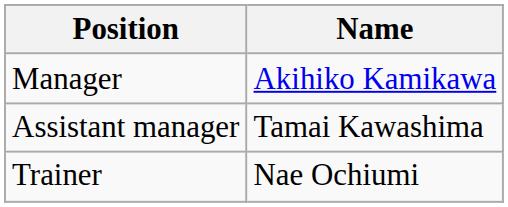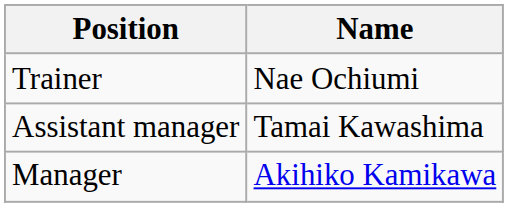rows swapped: (67, 77) <-> (57, 175)
